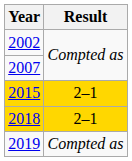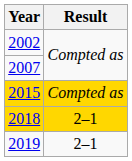(86, 93) 2–1 -> (86, 93) Compted as
(86, 144) Compted as -> (86, 144) 2–1
